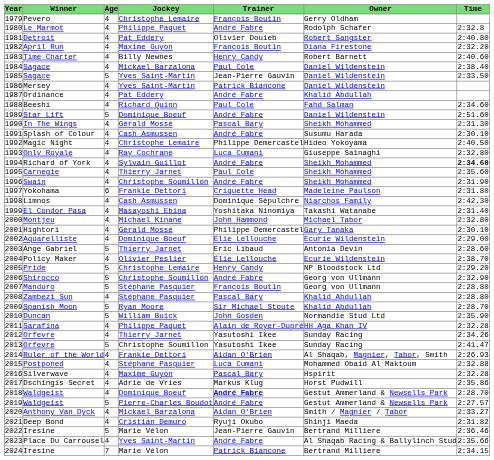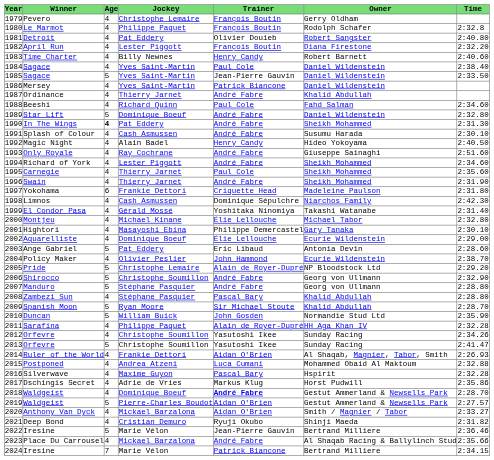(238, 28) André Fabre -> (247, 28) François Boutin
(146, 48) Maxime Guyon -> (150, 48) Lester Piggott
(157, 67) Mickael Barzalona -> (157, 67) Yves Saint-Martin
(141, 96) Pat Eddery -> (150, 96) Thierry Jarnet
(473, 115) 2:51.60 -> (473, 115) 2:32.80
(107, 124) normal -> (107, 124) bold
(146, 124) Gérald Mossé -> (141, 124) Pat Eddery
(238, 124) Pascal Bary -> (238, 124) André Fabre
(159, 144) Christophe Lemaire -> (143, 144) Alain Badel
(259, 144) Philippe Demercastel -> (238, 144) Henry Candy
(238, 153) Luca Cumani -> (238, 153) André Fabre
(473, 153) 2:32.80 -> (473, 153) 2:51.60
(152, 163) Sylvain Guillot -> (150, 163) Lester Piggott
(473, 163) bold -> (473, 163) normal
(164, 182) Christophe Soumillon -> (150, 182) Thierry Jarnet
(152, 211) Masayoshi Ebina -> (146, 211) Gérald Mossé
(241, 220) John Hammond -> (245, 220) Élie Lellouche
(146, 230) Gérald Mossé -> (152, 230) Masayoshi Ebina
(150, 249) Thierry Jarnet -> (141, 249) Pat Eddery
(245, 259) Élie Lellouche -> (241, 259) John Hammond
(238, 268) Henry Candy -> (259, 268) Alain de Royer-Dupré
(247, 288) François Boutin -> (238, 288) André Fabre
(150, 336) Thierry Jarnet -> (164, 336) Christophe Soumillon
(157, 364) Stéphane Pasquier -> (148, 364) Andrea Atzeni
(238, 403) André Fabre -> (243, 403) Aidan O'Brien
(157, 441) Yves Saint-Martin -> (157, 441) Mickael Barzalona
